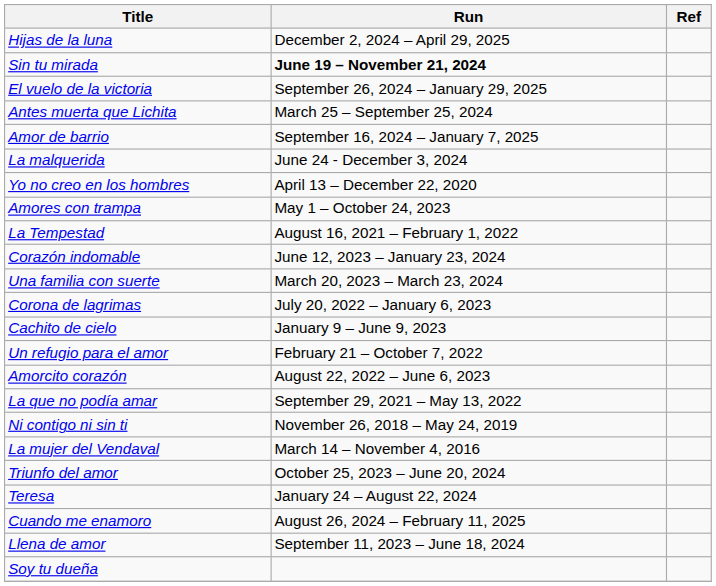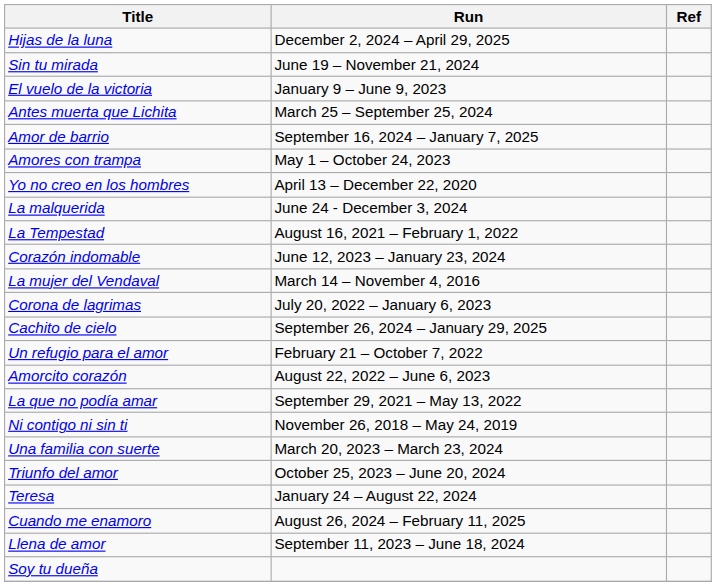(380, 64) bold -> (377, 64) normal
(411, 88) September 26, 2024 – January 29, 2025 -> (360, 88) January 9 – June 9, 2023
rows swapped: (75, 208) <-> (56, 160)
rows swapped: (84, 448) <-> (84, 280)
(360, 328) January 9 – June 9, 2023 -> (411, 328) September 26, 2024 – January 29, 2025
